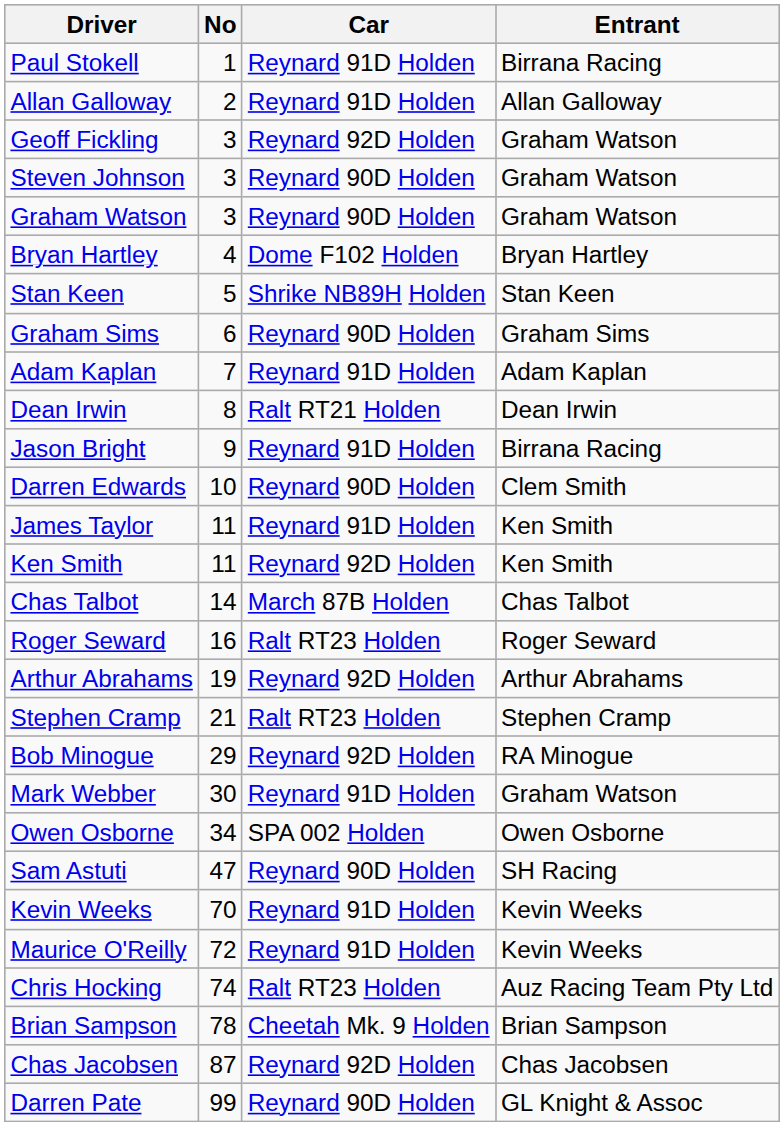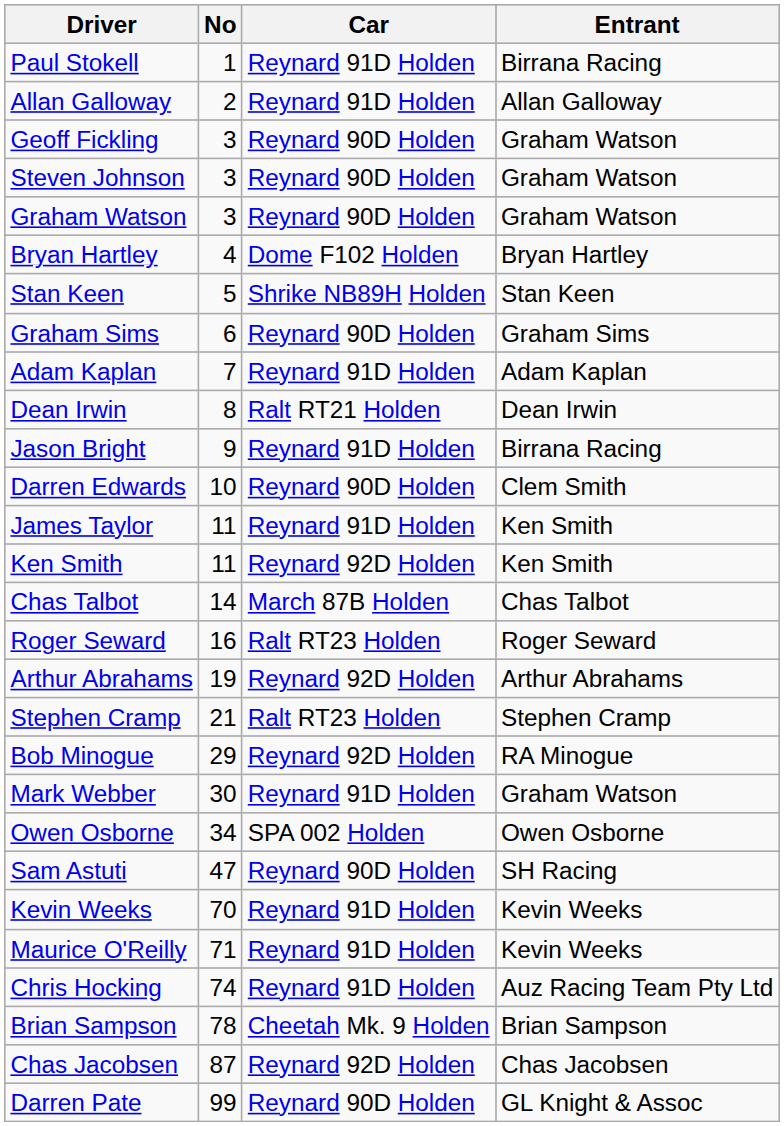(361, 140) Reynard 92D Holden -> (361, 140) Reynard 90D Holden
(223, 948) 72 -> (223, 948) 71
(344, 987) Ralt RT23 Holden -> (361, 987) Reynard 91D Holden
